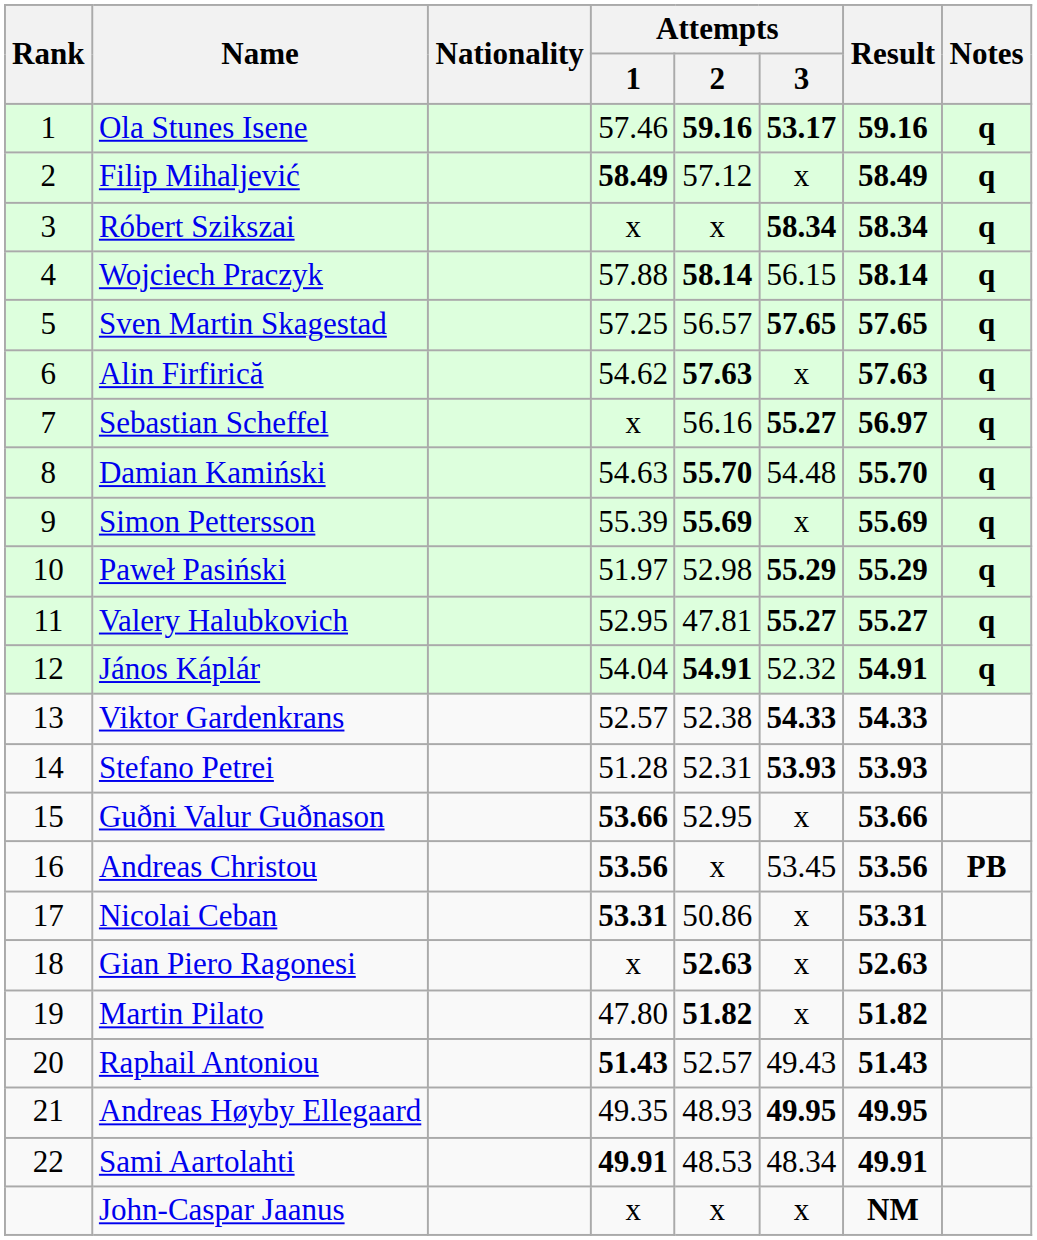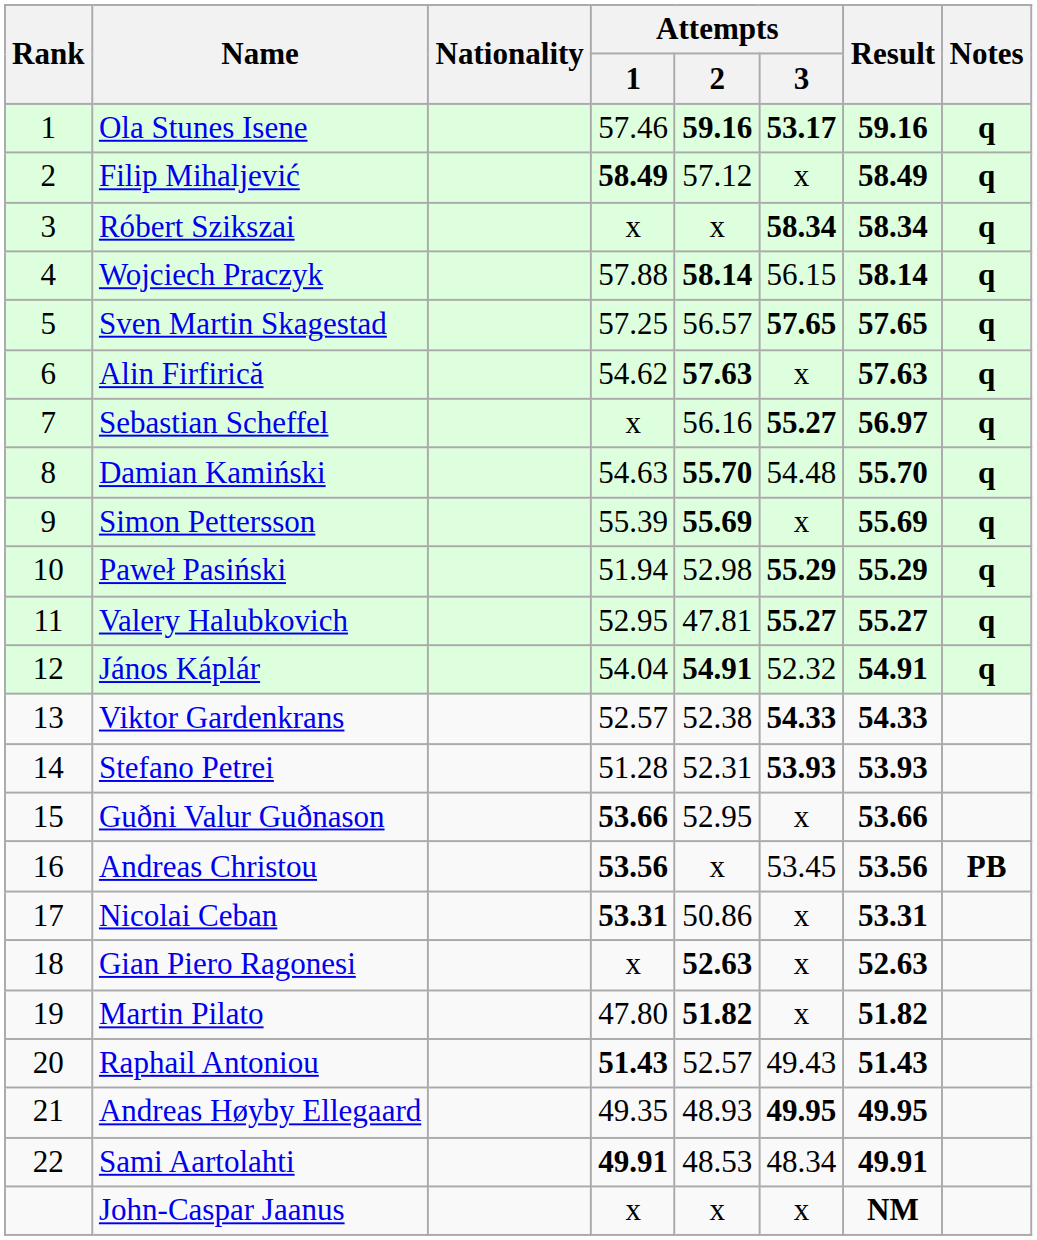(633, 570) 51.97 -> (633, 570) 51.94
